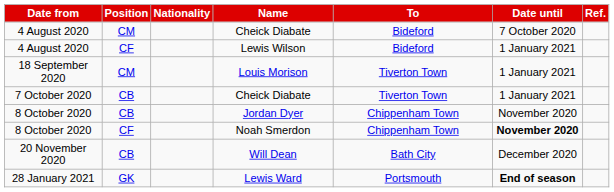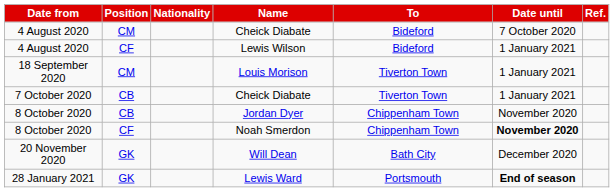(126, 155) CB -> (126, 155) GK
